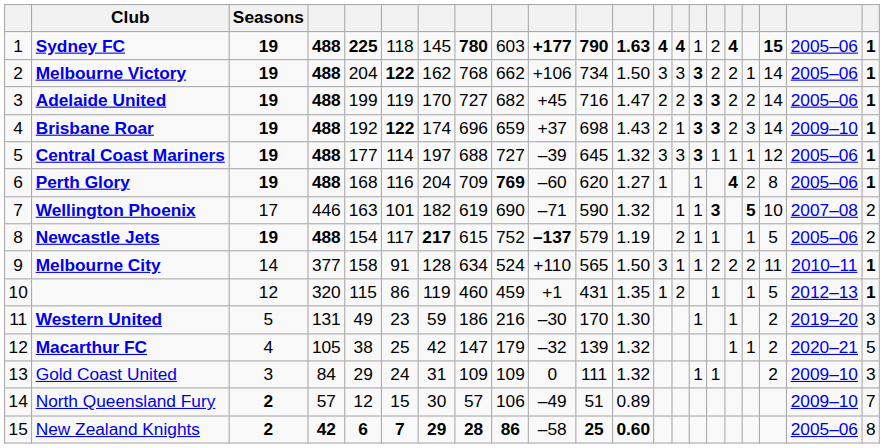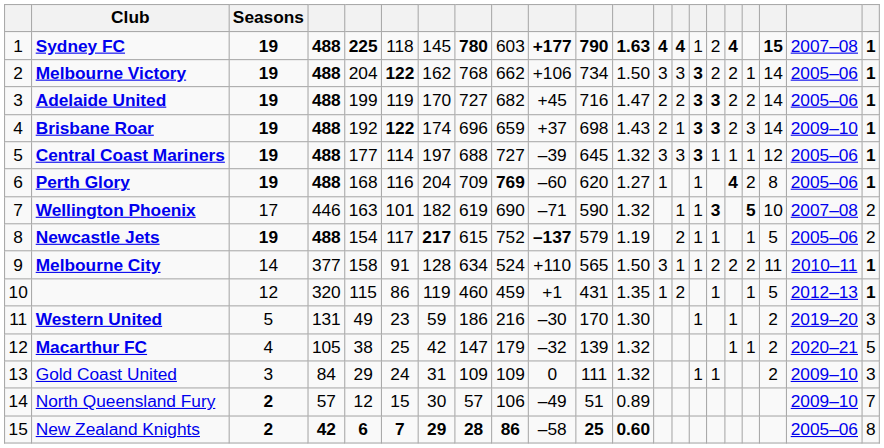(824, 45) 2005–06 -> (824, 45) 2007–08
